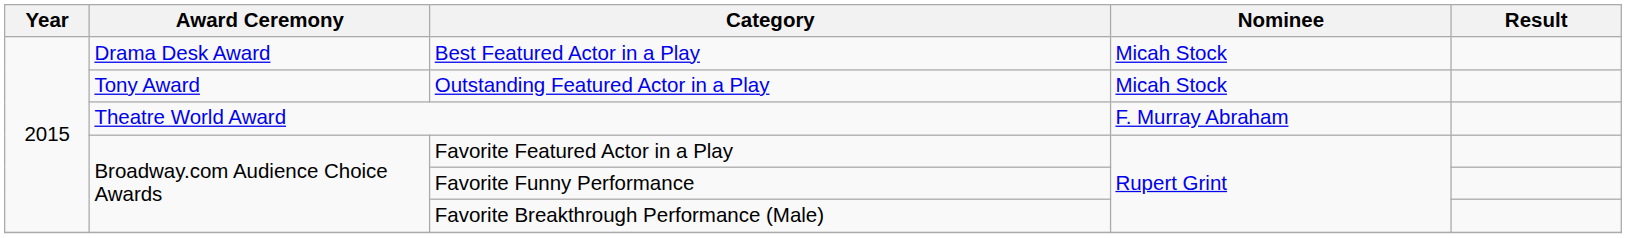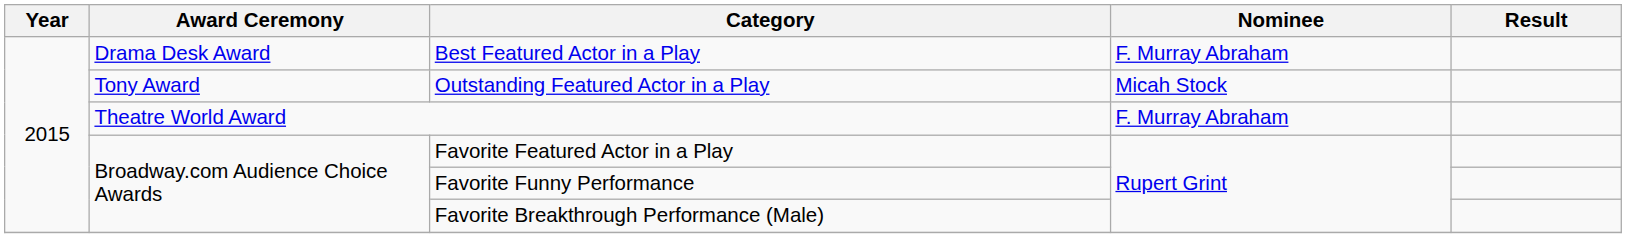(1171, 53) Micah Stock -> (1202, 53) F. Murray Abraham
